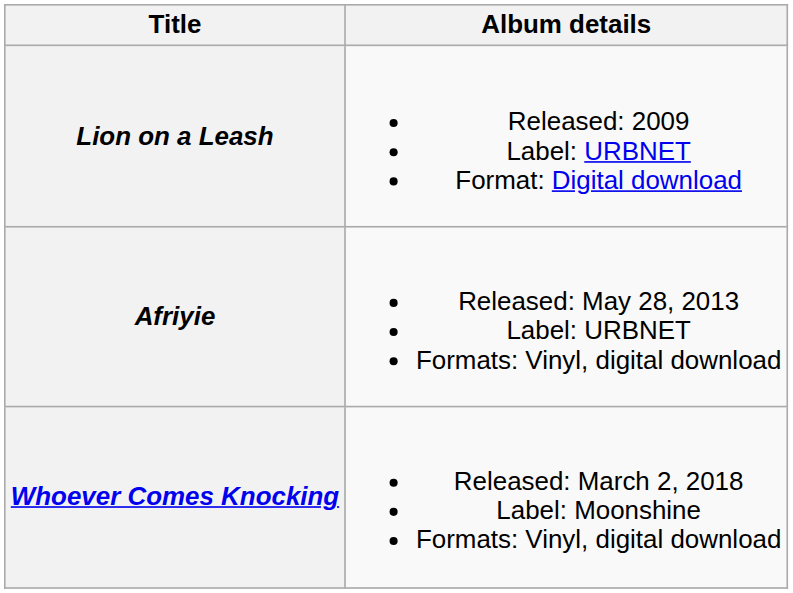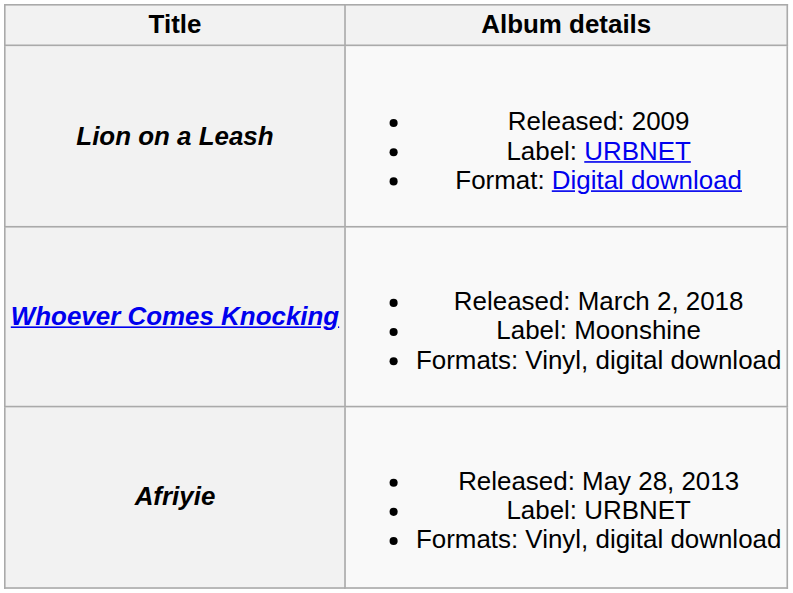rows swapped: (175, 316) <-> (175, 496)
